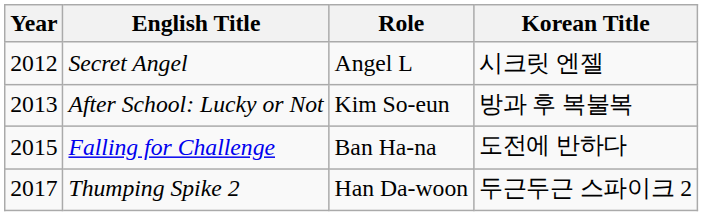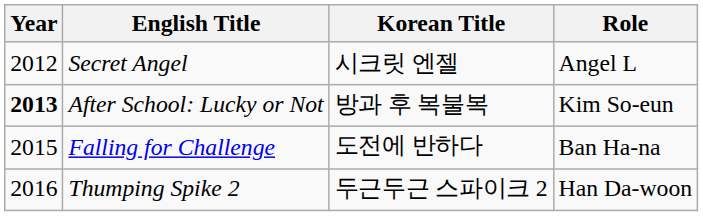columns swapped: (586, 23) <-> (401, 23)
(34, 105) normal -> (34, 105) bold
(34, 189) 2017 -> (34, 189) 2016
